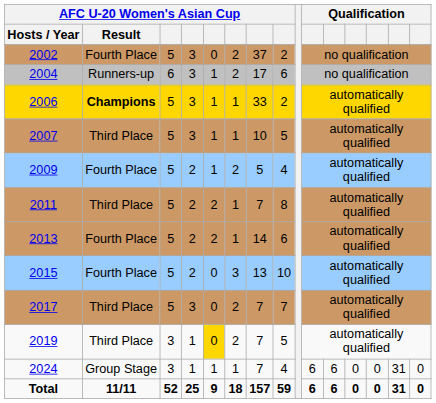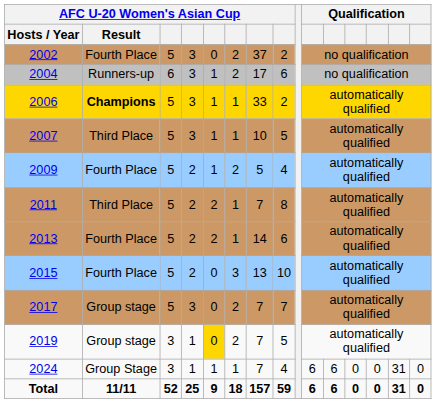(121, 307) Third Place -> (121, 307) Group stage
(121, 341) Third Place -> (121, 341) Group stage
